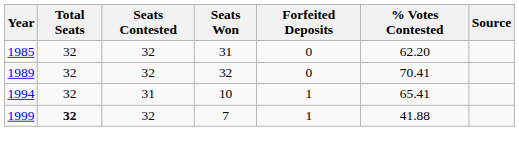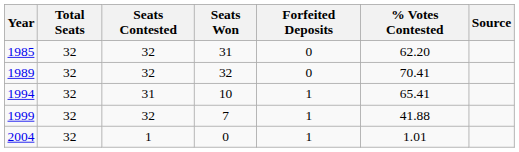(70, 115) bold -> (70, 115) normal
+ row: (21, 136)
